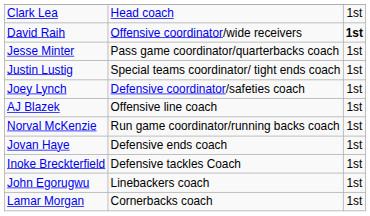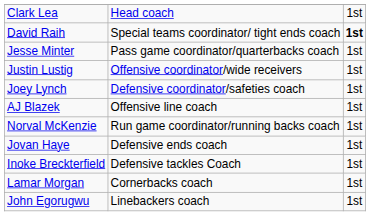(206, 32) Offensive coordinator/wide receivers -> (225, 32) Special teams coordinator/ tight ends coach
(225, 70) Special teams coordinator/ tight ends coach -> (206, 70) Offensive coordinator/wide receivers
rows swapped: (48, 182) <-> (46, 201)
